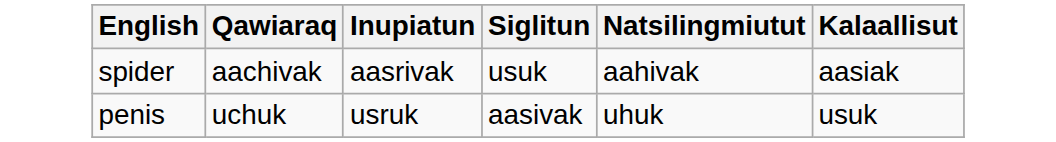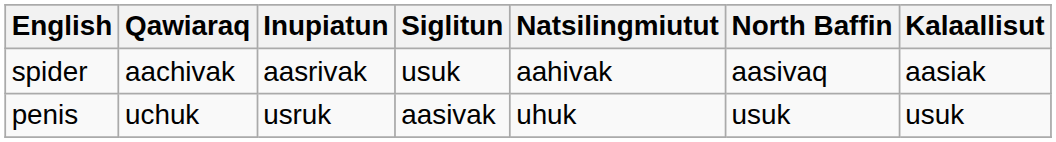+ column: (812, 26)
